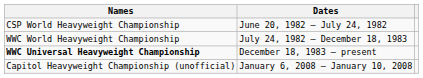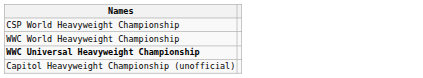- column: (326, 11)
